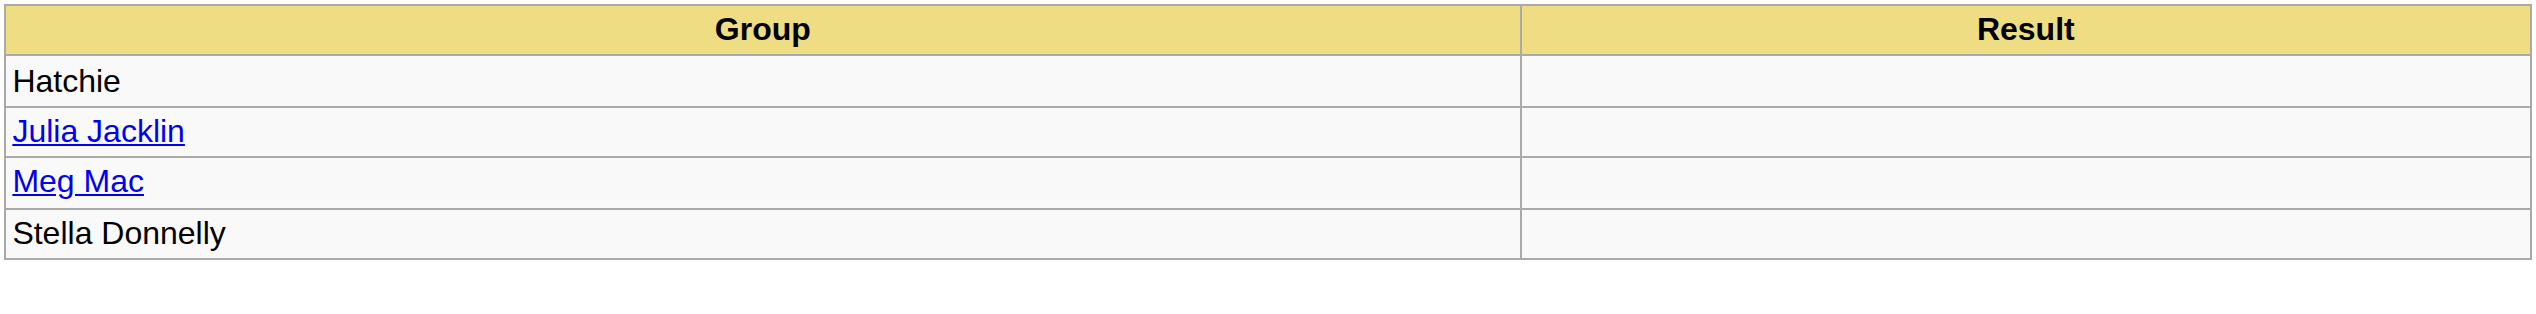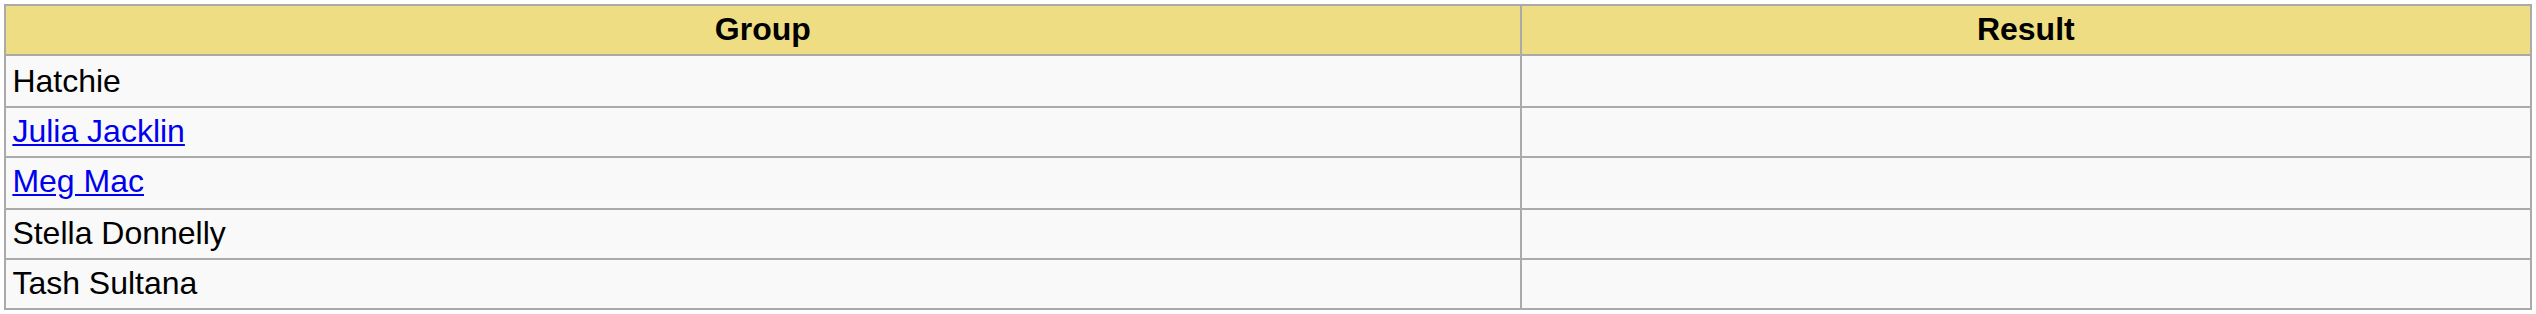+ row: (105, 283)
